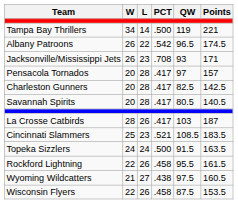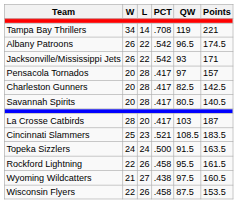(163, 30) .500 -> (163, 30) .708
(144, 59) 23 -> (144, 59) 22
(163, 59) .708 -> (163, 59) .542
(144, 121) 26 -> (144, 121) 20
